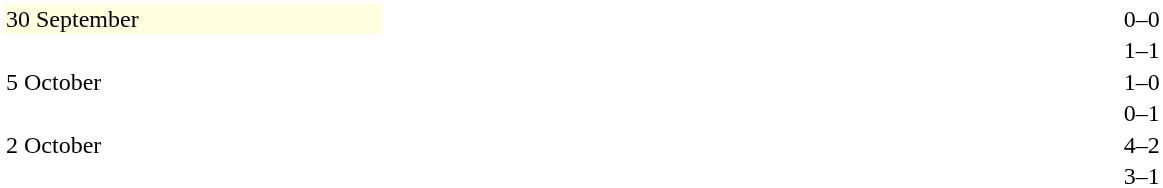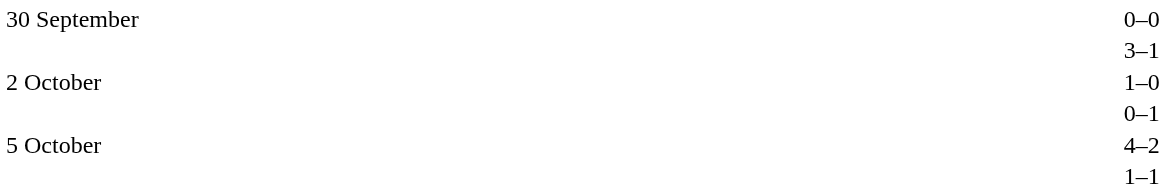(72, 18) lightyellow background -> (72, 18) no background
rows swapped: (1142, 176) <-> (1142, 50)
(54, 81) 5 October -> (54, 81) 2 October
(54, 144) 2 October -> (54, 144) 5 October
